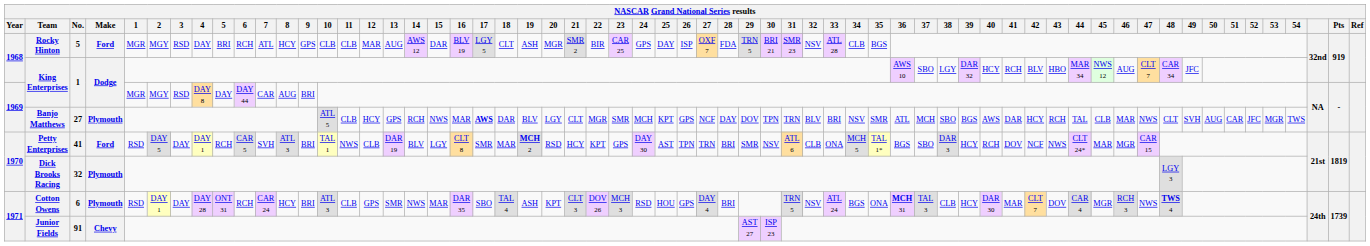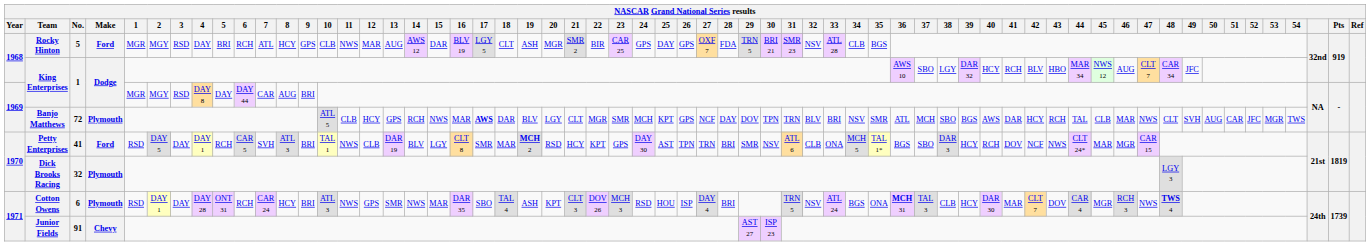(349, 45) CLB -> (349, 45) NWS
(687, 45) ISP -> (687, 45) GPS
(78, 119) 27 -> (78, 119) 72
(349, 204) CLB -> (349, 204) NWS
(687, 204) GPS -> (687, 204) ISP
